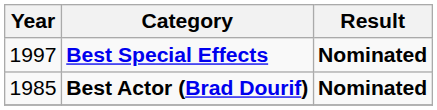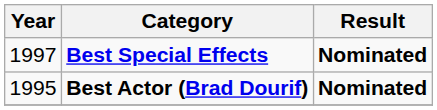(33, 88) 1985 -> (33, 88) 1995
